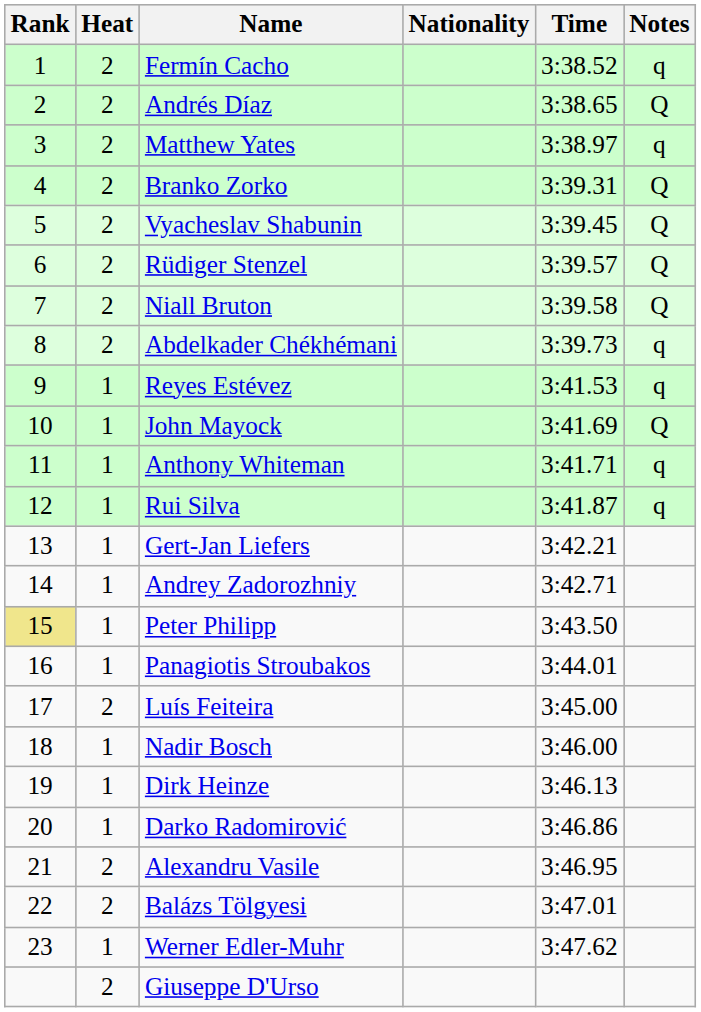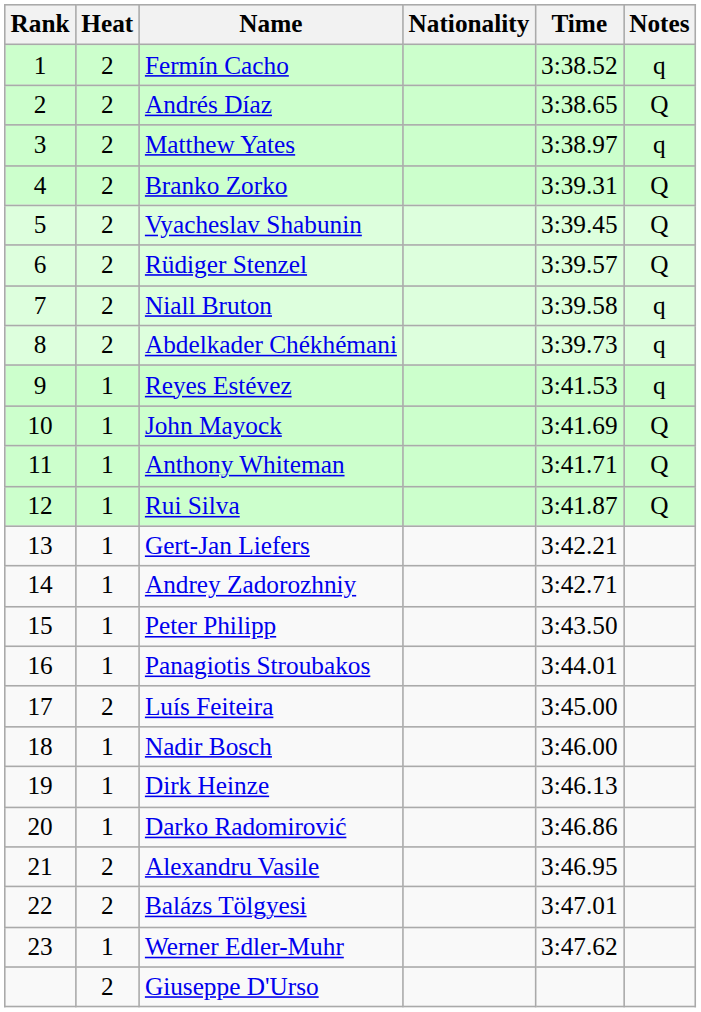(659, 305) Q -> (659, 305) q
(659, 465) q -> (659, 465) Q
(659, 505) q -> (659, 505) Q
(40, 625) khaki background -> (40, 625) no background
